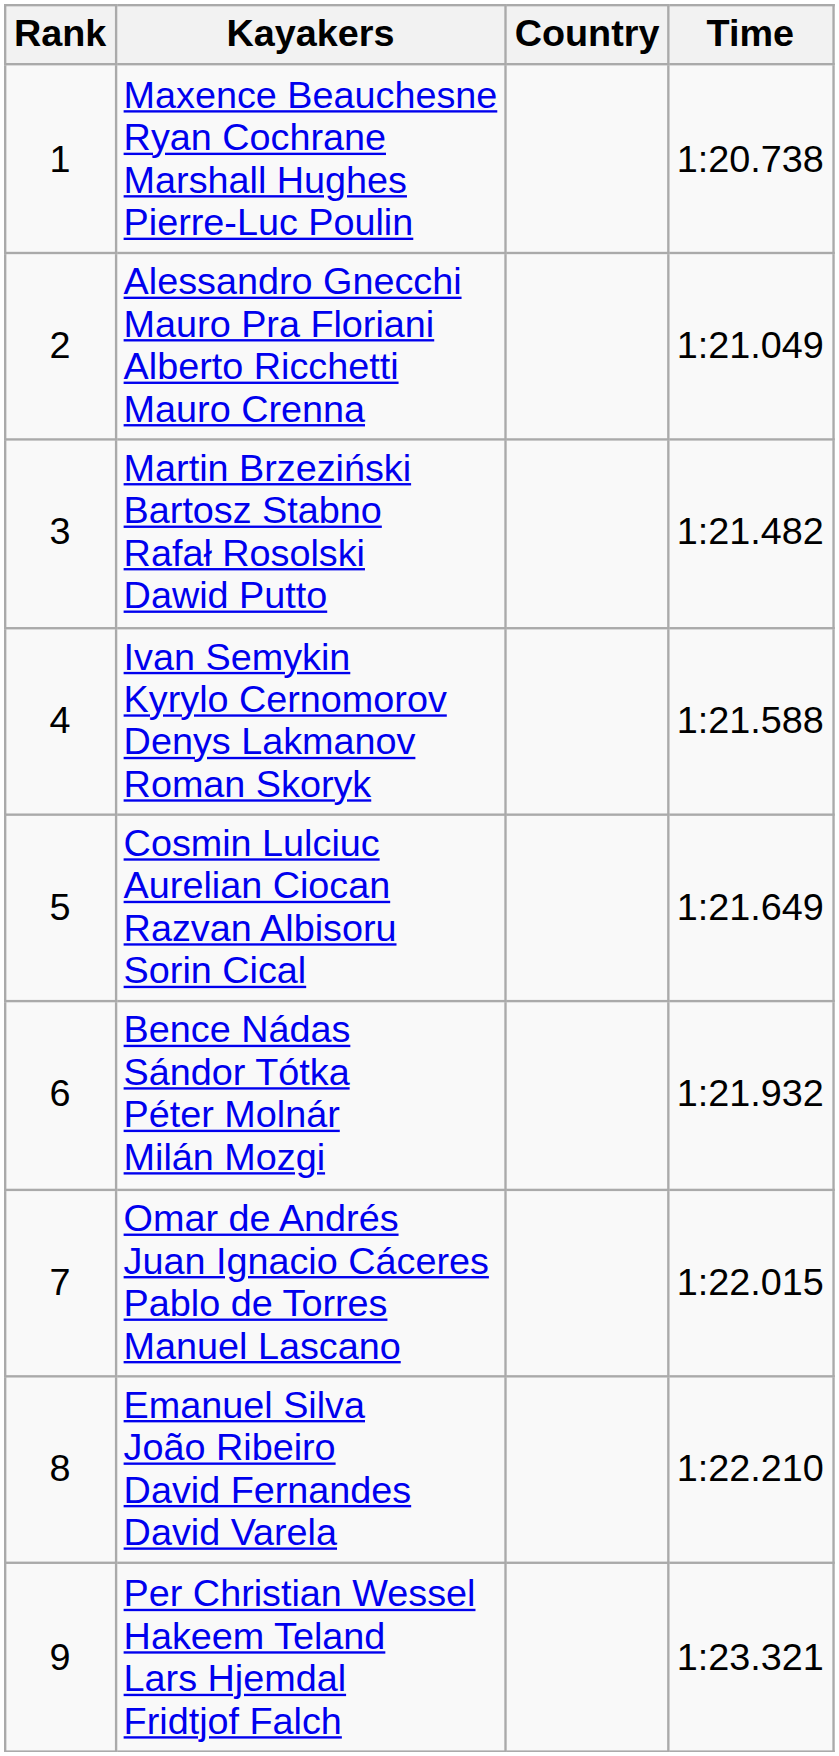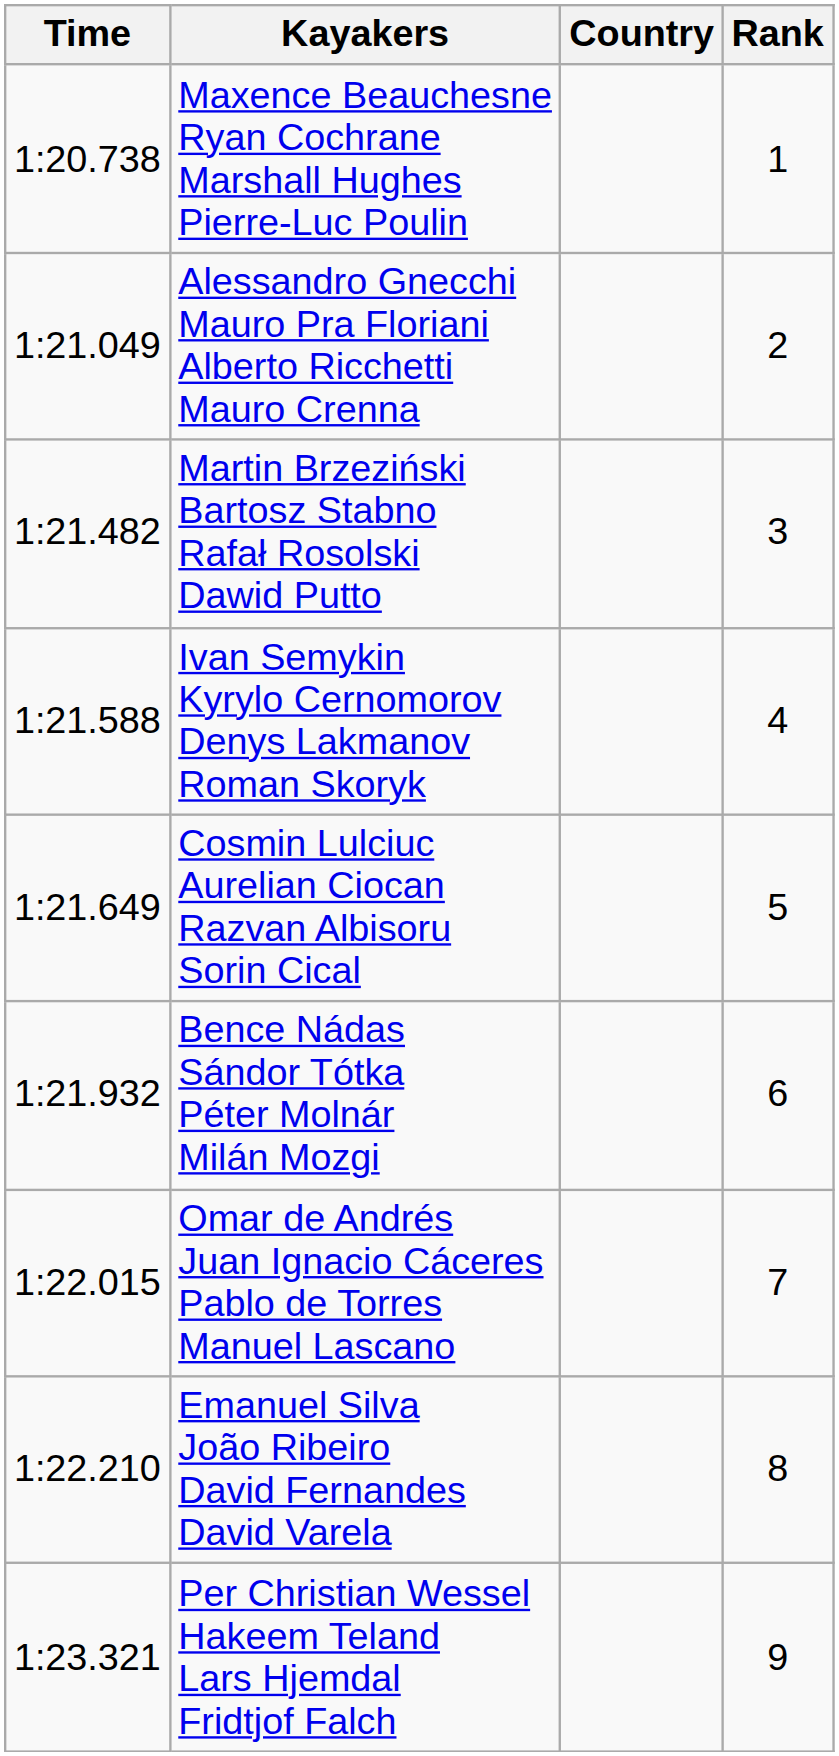columns swapped: (60, 34) <-> (750, 34)
